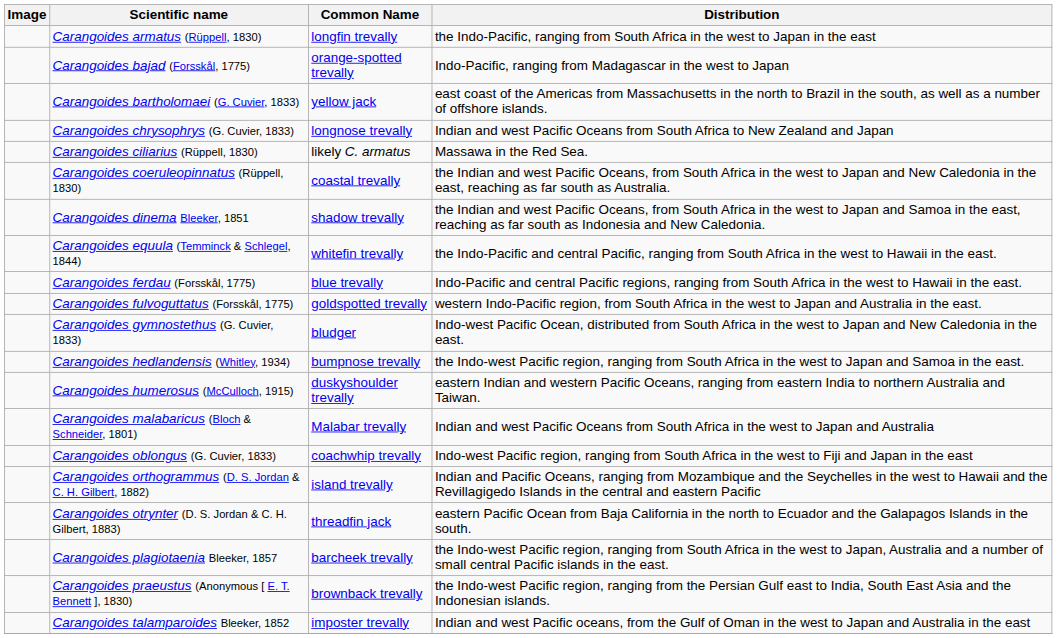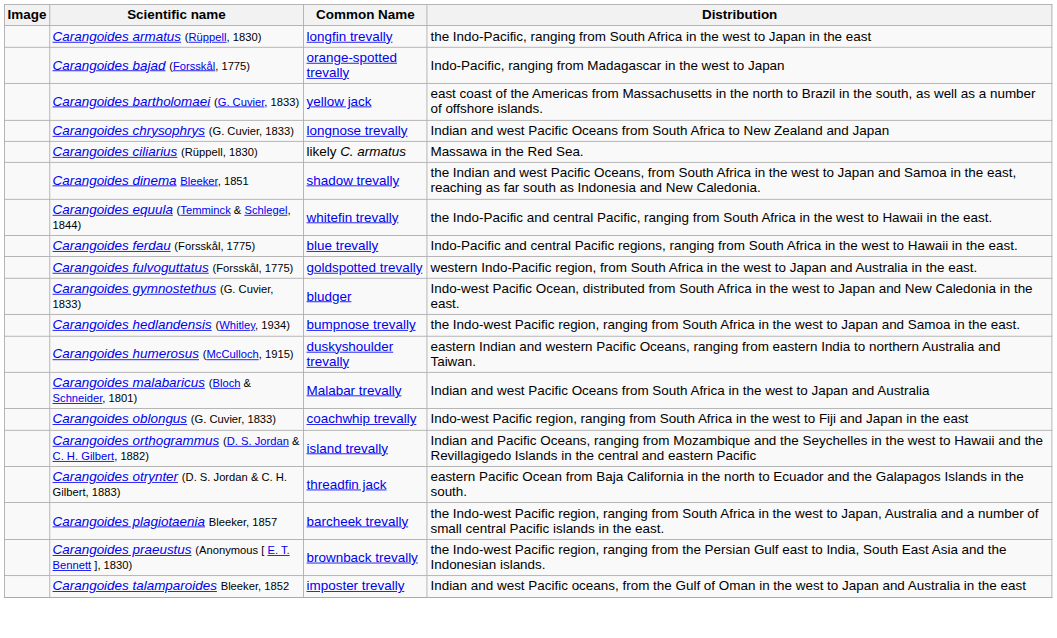- row: (168, 180)
